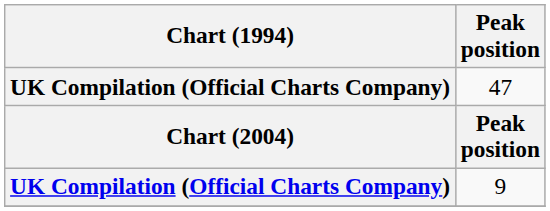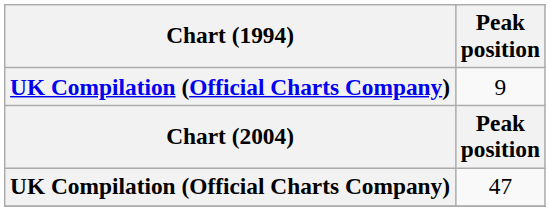rows swapped: (500, 186) <-> (500, 86)
